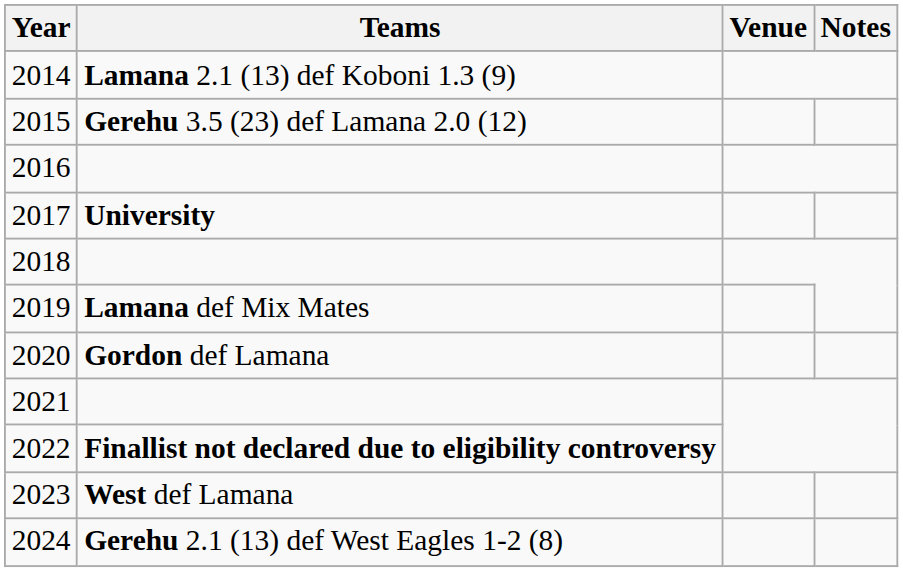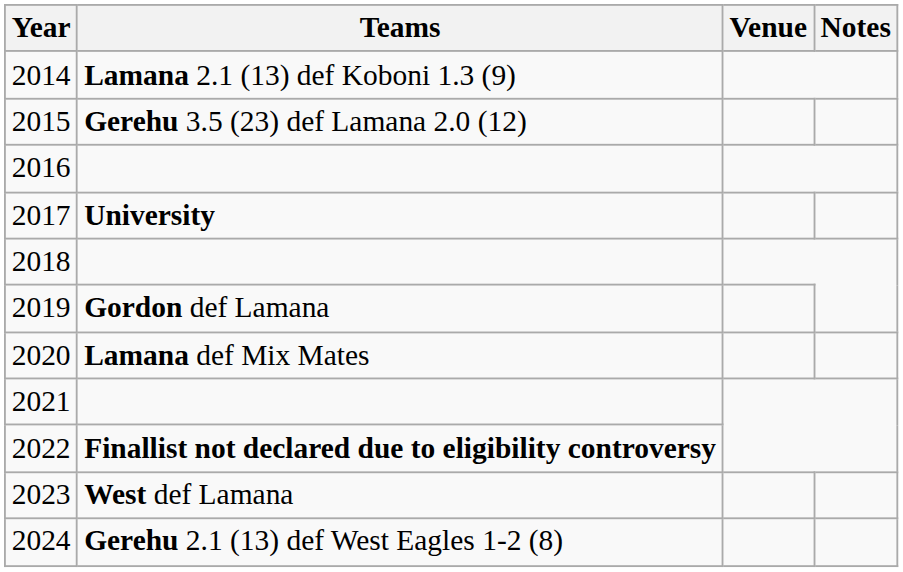(227, 307) Lamana def Mix Mates -> (207, 307) Gordon def Lamana
(207, 354) Gordon def Lamana -> (227, 354) Lamana def Mix Mates
